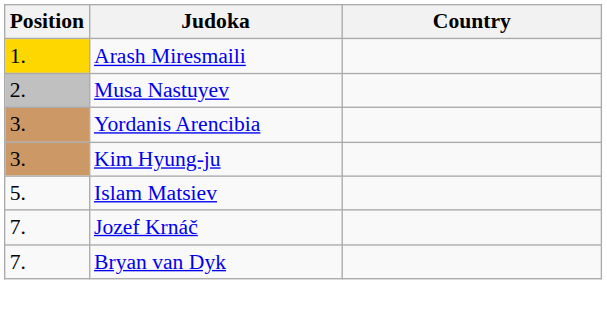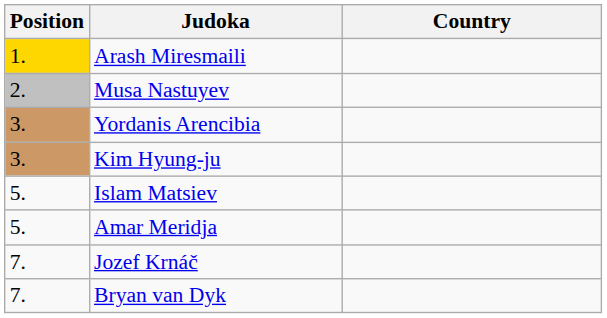+ row: (156, 227)
